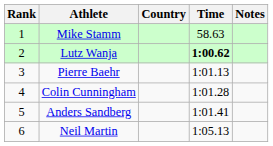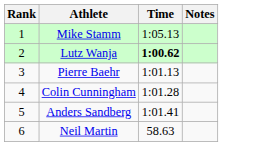- column: (164, 14)
(211, 33) 58.63 -> (160, 33) 1:05.13
(211, 131) 1:05.13 -> (160, 131) 58.63
